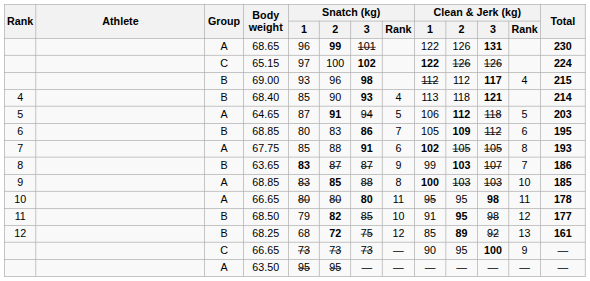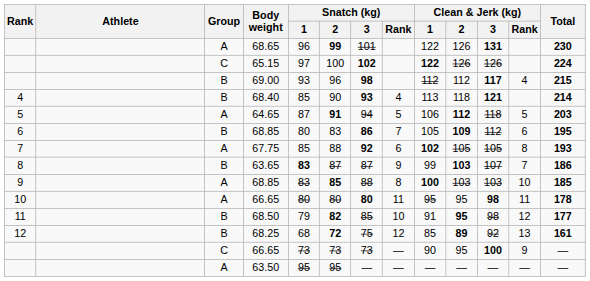(367, 149) 91 -> (367, 149) 92
